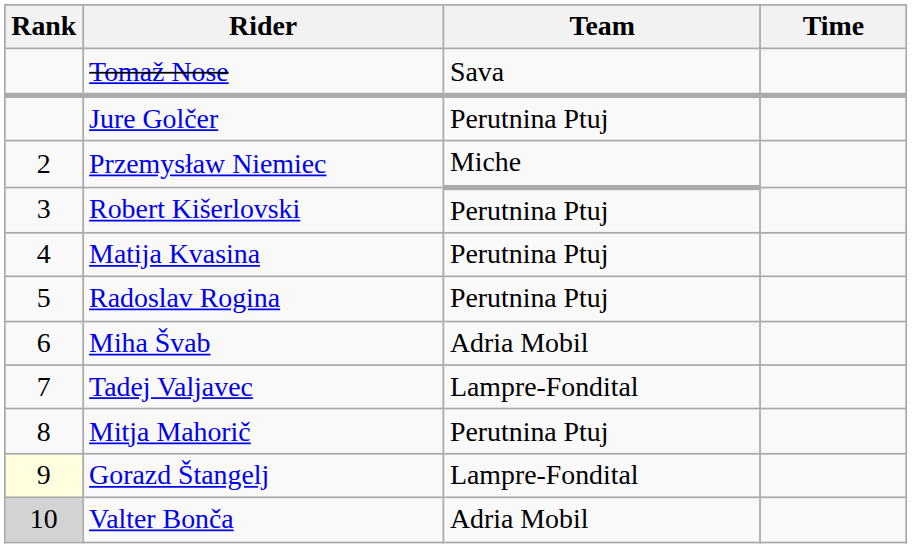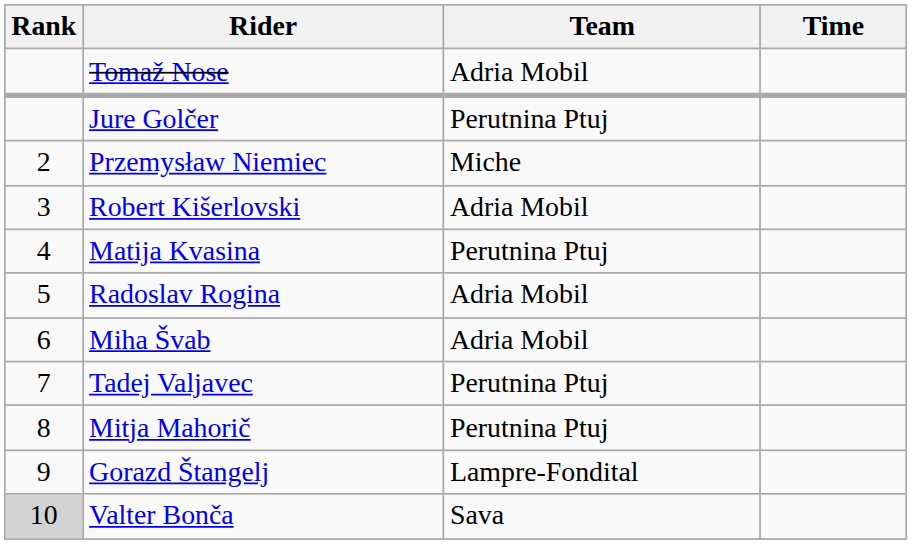(477, 70) Sava -> (519, 70) Adria Mobil
(529, 210) Perutnina Ptuj -> (519, 206) Adria Mobil
(529, 298) Perutnina Ptuj -> (519, 294) Adria Mobil
(544, 386) Lampre-Fondital -> (529, 383) Perutnina Ptuj
(44, 475) lightyellow background -> (44, 471) no background
(519, 519) Adria Mobil -> (477, 515) Sava
